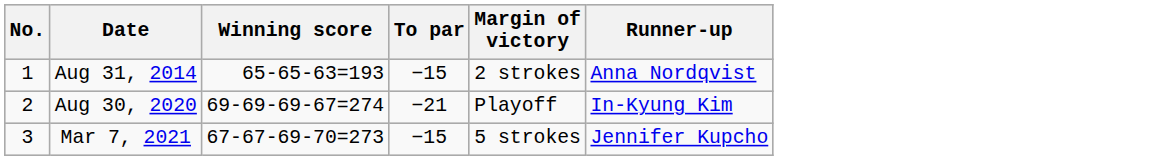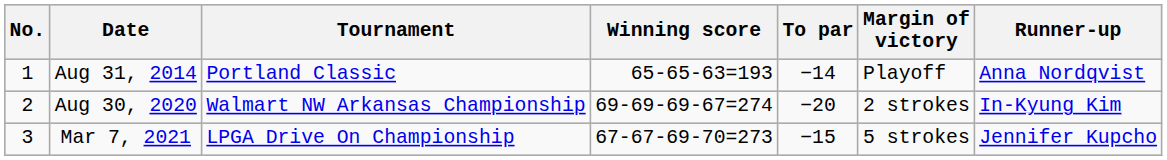+ column: (396, 32)
(429, 75) −15 -> (818, 75) −14
(528, 75) 2 strokes -> (905, 75) Playoff
(429, 107) −21 -> (818, 107) −20
(516, 107) Playoff -> (916, 107) 2 strokes
